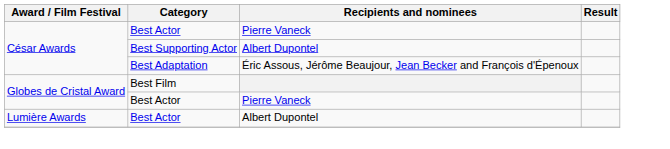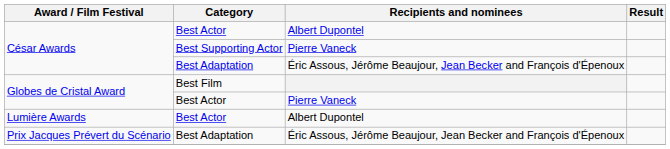(276, 30) Pierre Vaneck -> (326, 30) Albert Dupontel
(280, 48) Albert Dupontel -> (322, 48) Pierre Vaneck
+ row: (89, 135)
